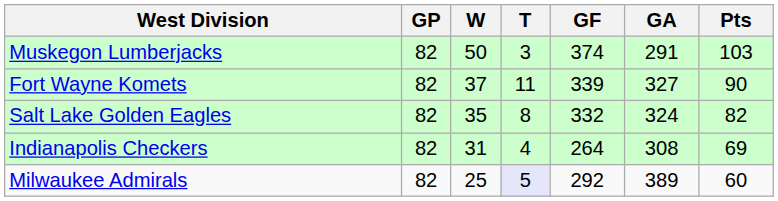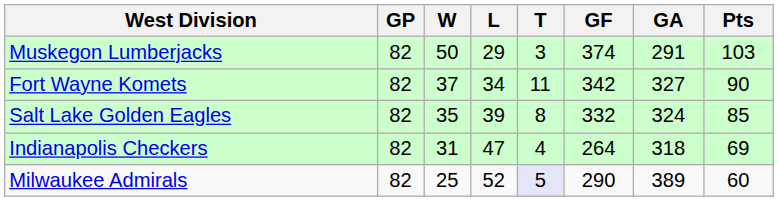+ column: (494, 20)
(587, 84) 339 -> (599, 84) 342
(736, 116) 82 -> (738, 116) 85
(662, 148) 308 -> (668, 148) 318
(587, 180) 292 -> (599, 180) 290
